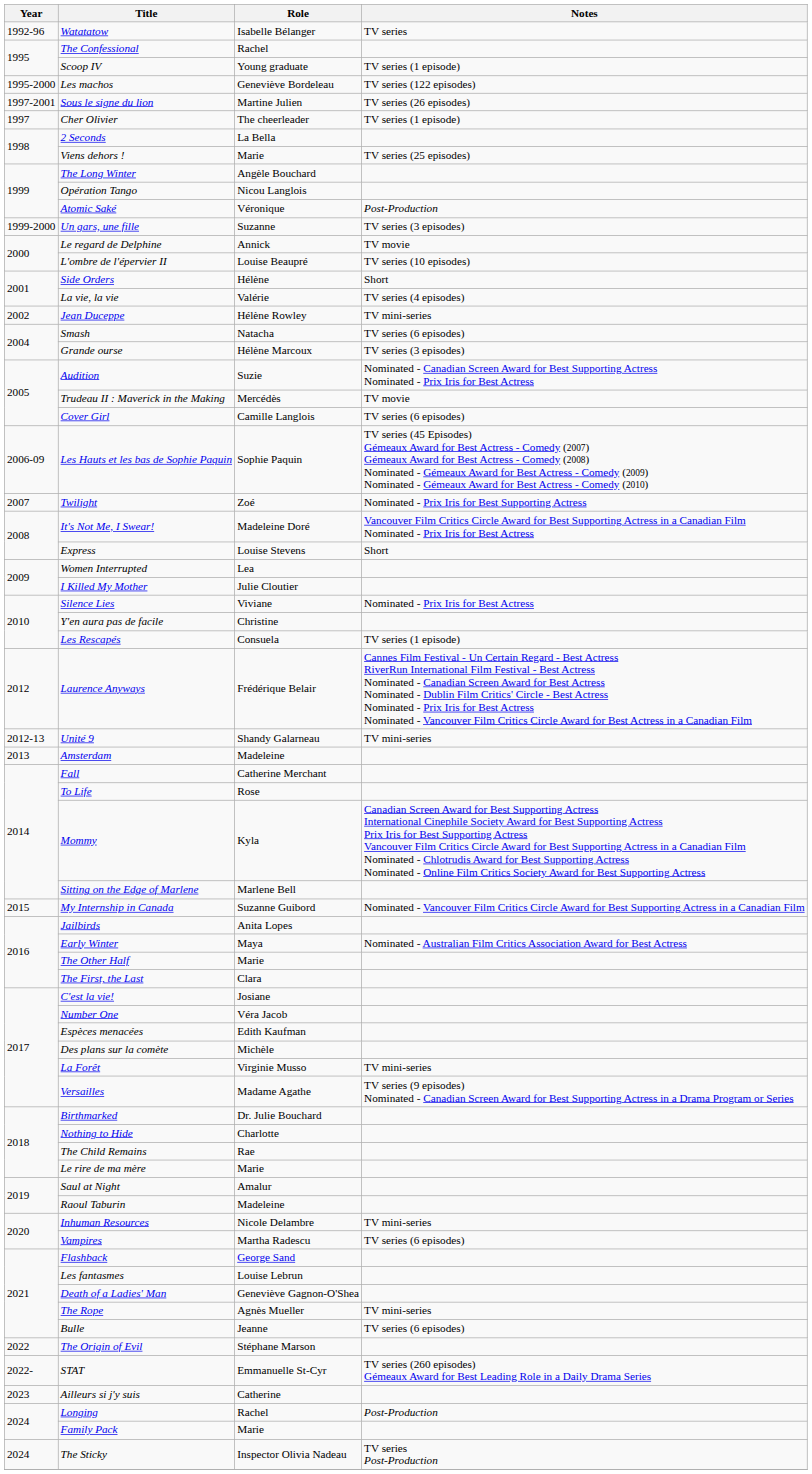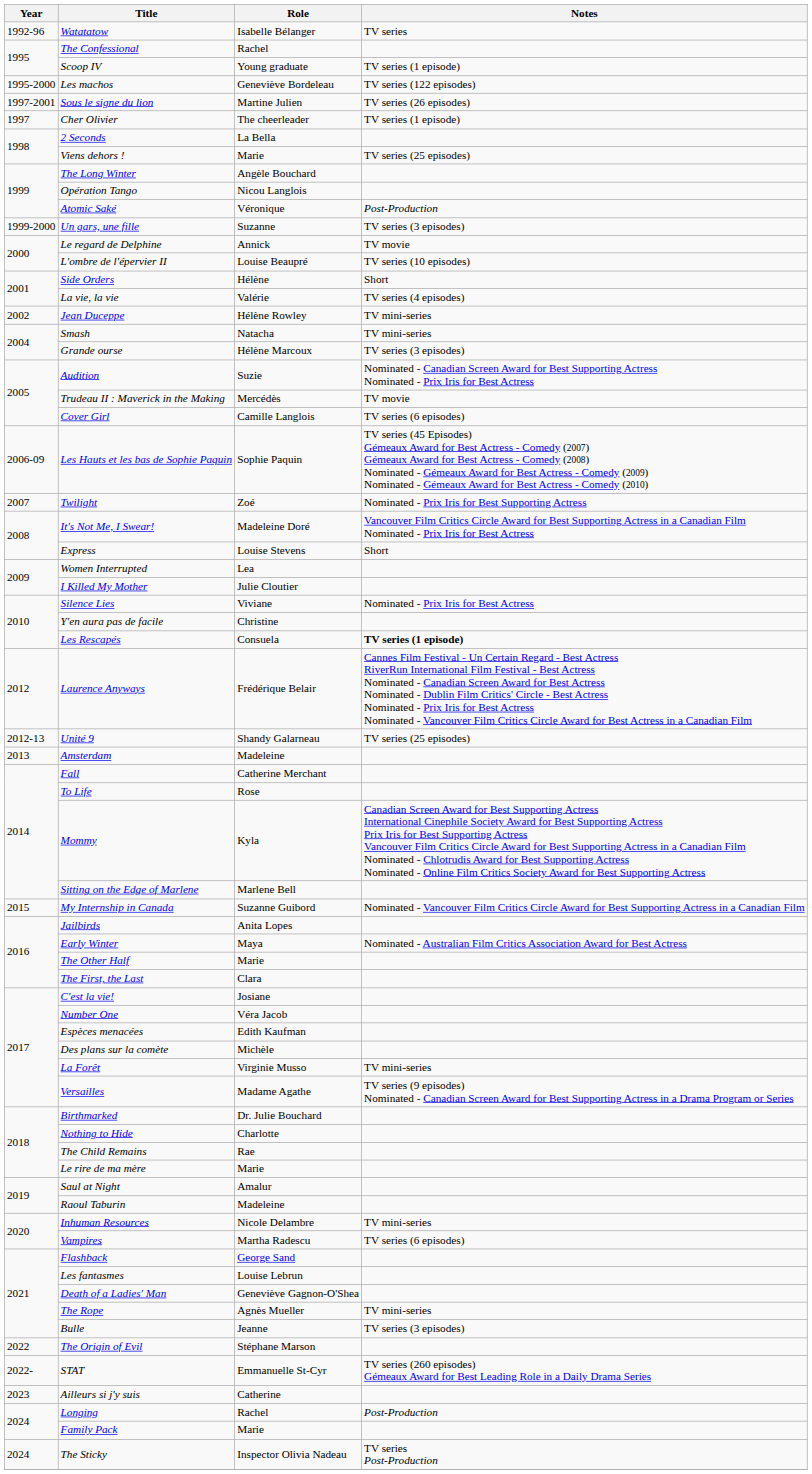(414, 333) TV series (6 episodes) -> (398, 333) TV mini-series
(412, 639) normal -> (414, 639) bold
(398, 738) TV mini-series -> (417, 738) TV series (25 episodes)
(414, 1328) TV series (6 episodes) -> (414, 1328) TV series (3 episodes)
